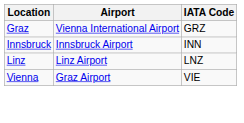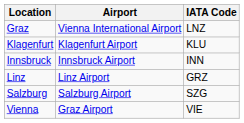(195, 28) GRZ -> (196, 28) LNZ
+ row: (30, 45)
(194, 61) LNZ -> (197, 77) GRZ
+ row: (27, 93)
